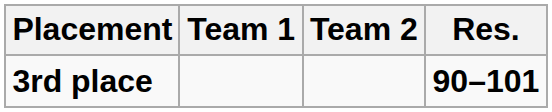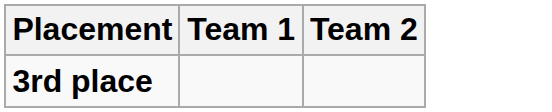- column: (486, 29)
